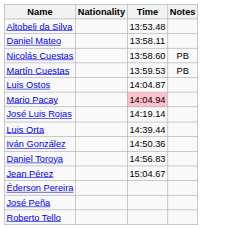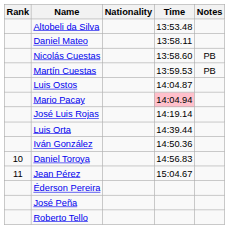+ column: (18, 12)
